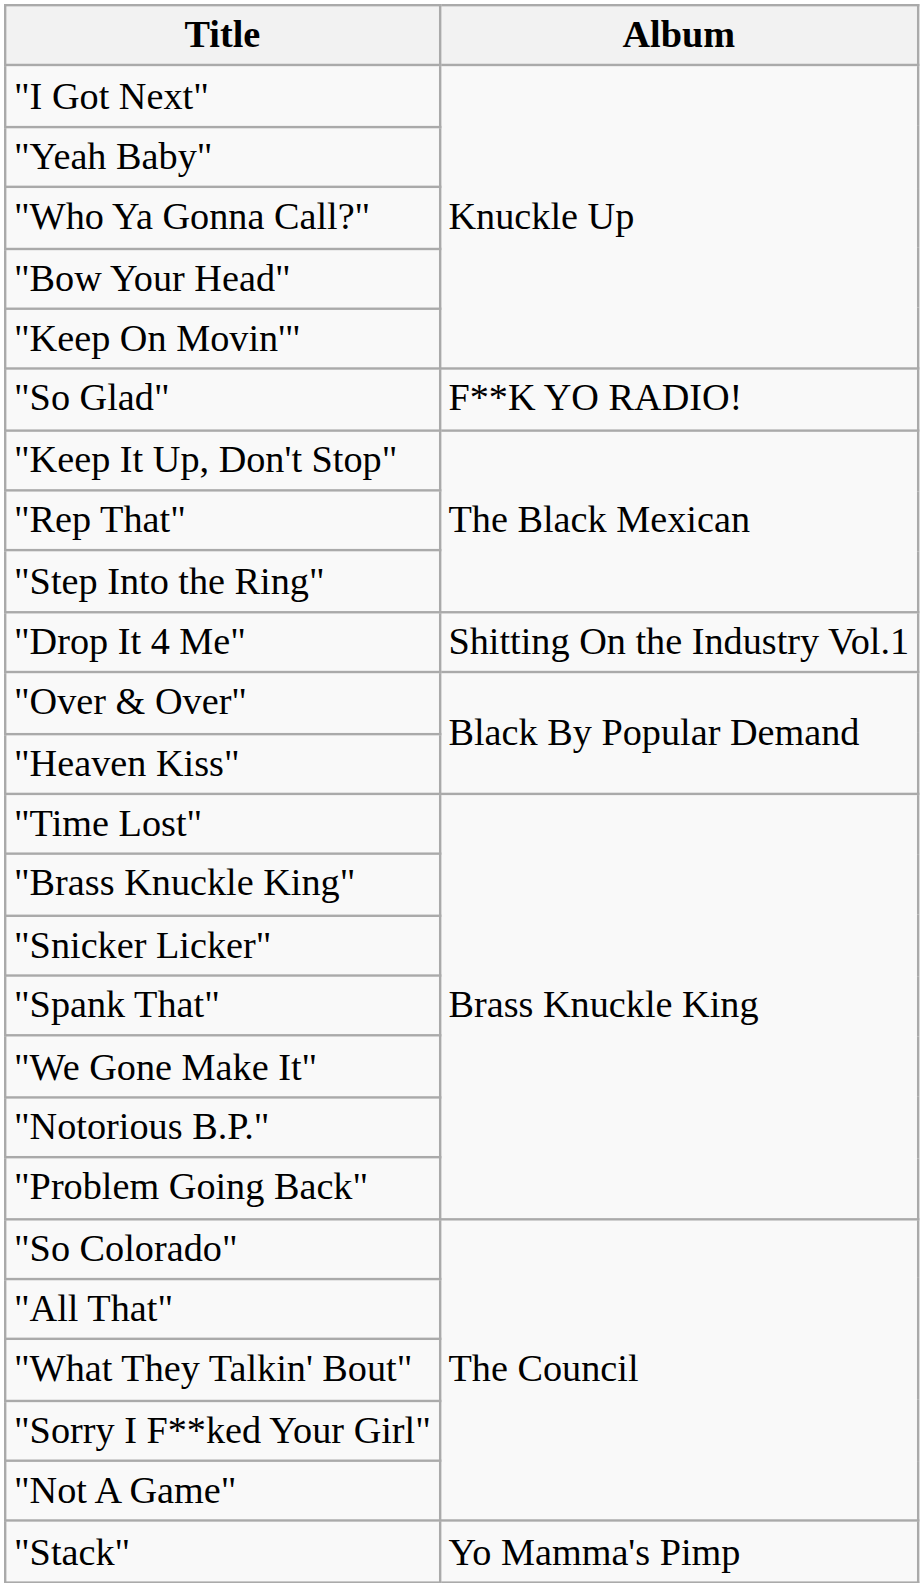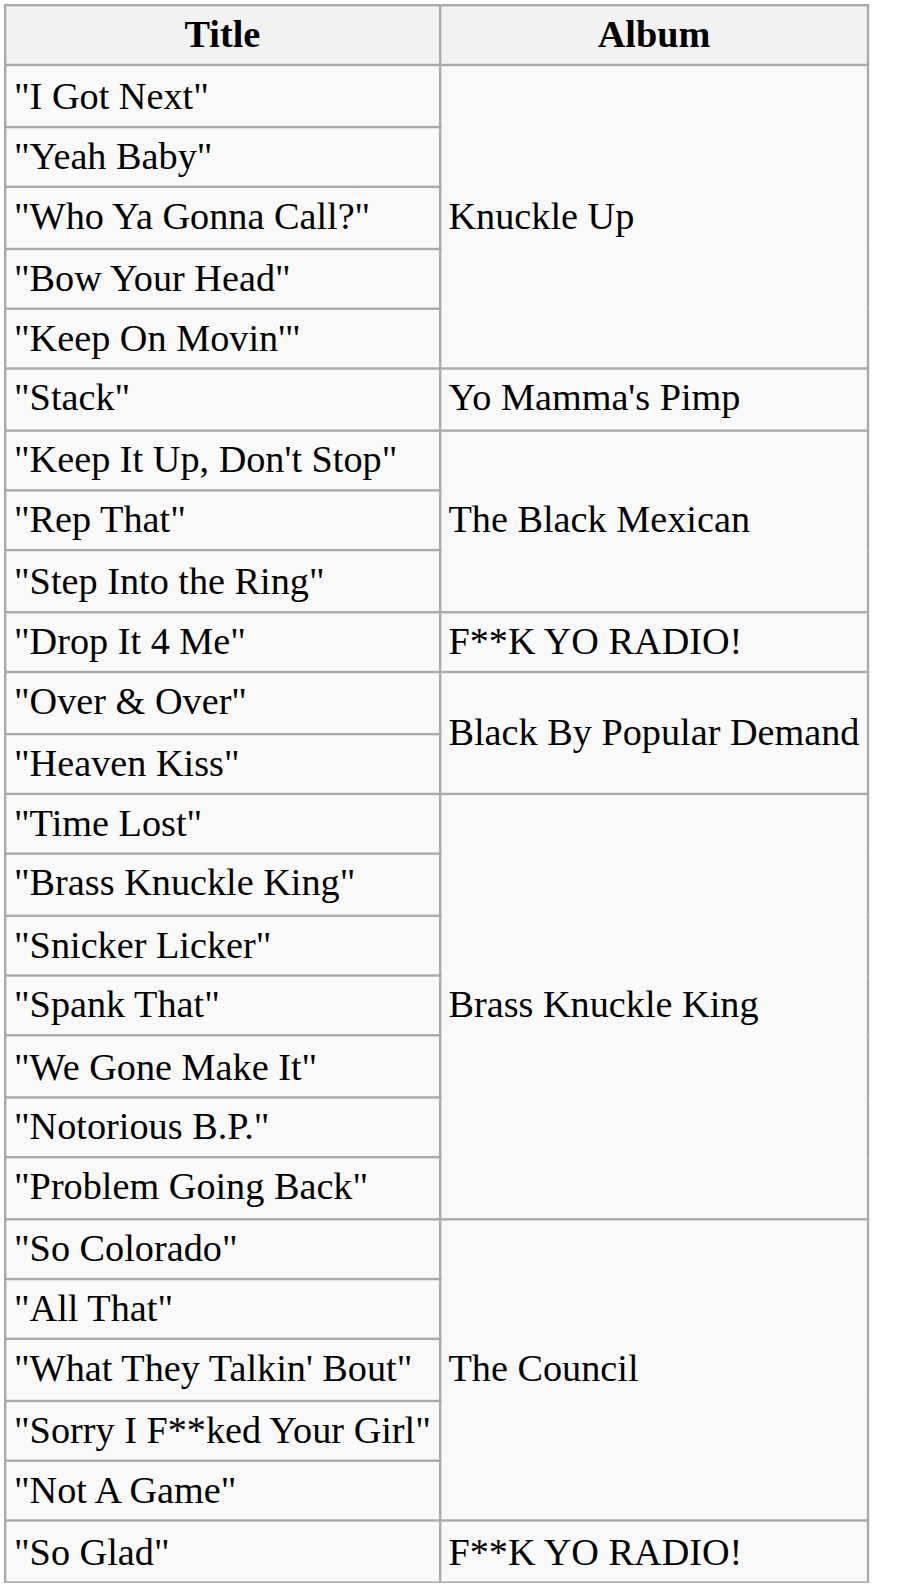rows swapped: (92, 398) <-> (72, 1550)
(679, 641) Shitting On the Industry Vol.1 -> (595, 641) F**K YO RADIO!
